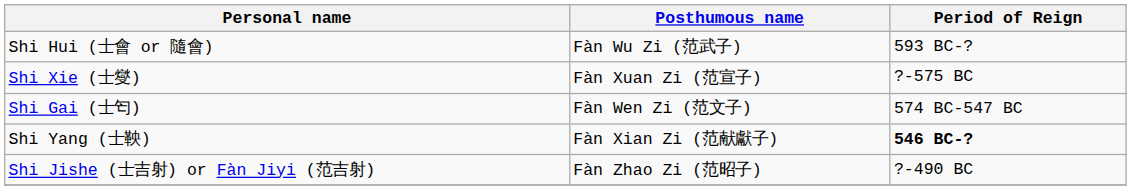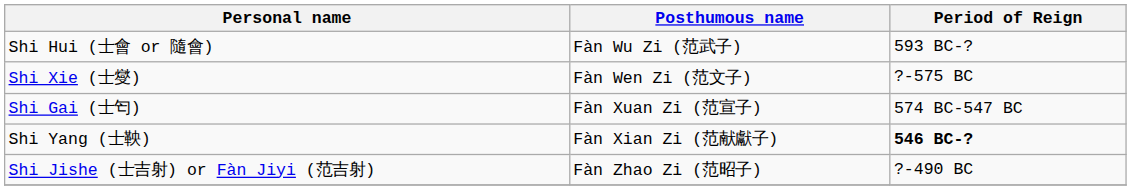(667, 78) Fàn Xuan Zi (范宣子) -> (662, 78) Fàn Wen Zi (范文子)
(662, 109) Fàn Wen Zi (范文子) -> (667, 109) Fàn Xuan Zi (范宣子)
